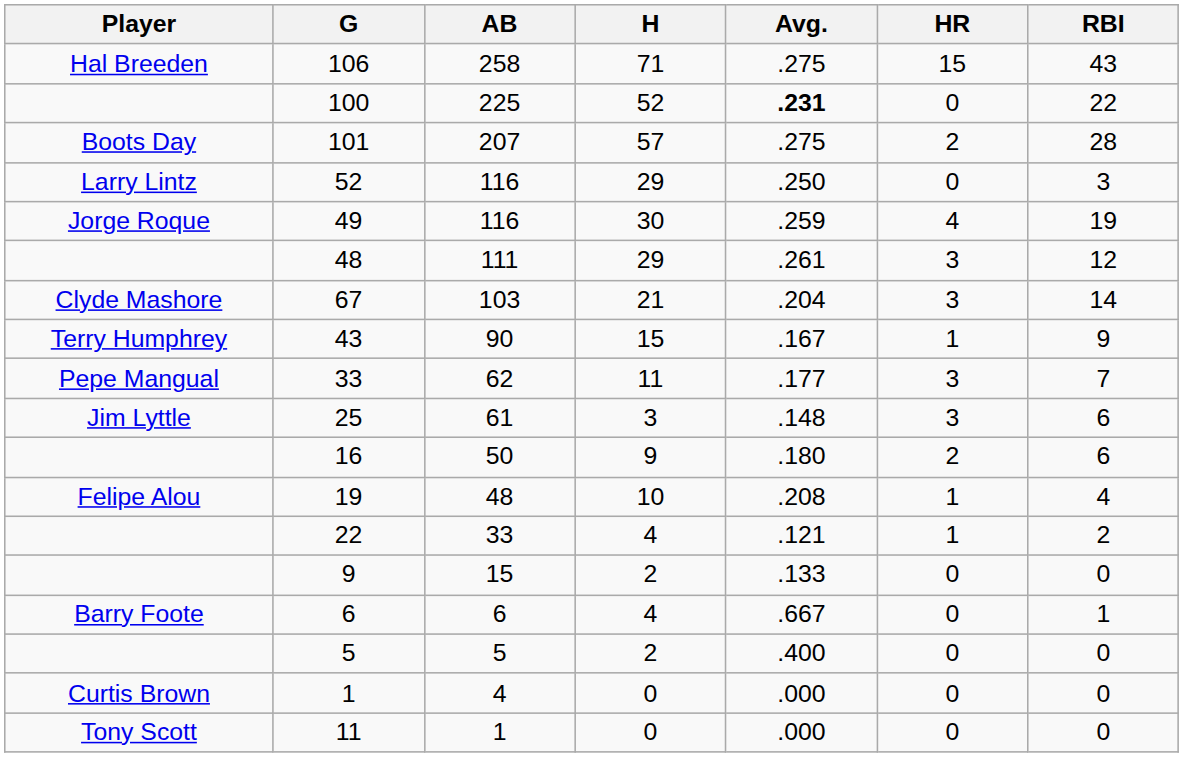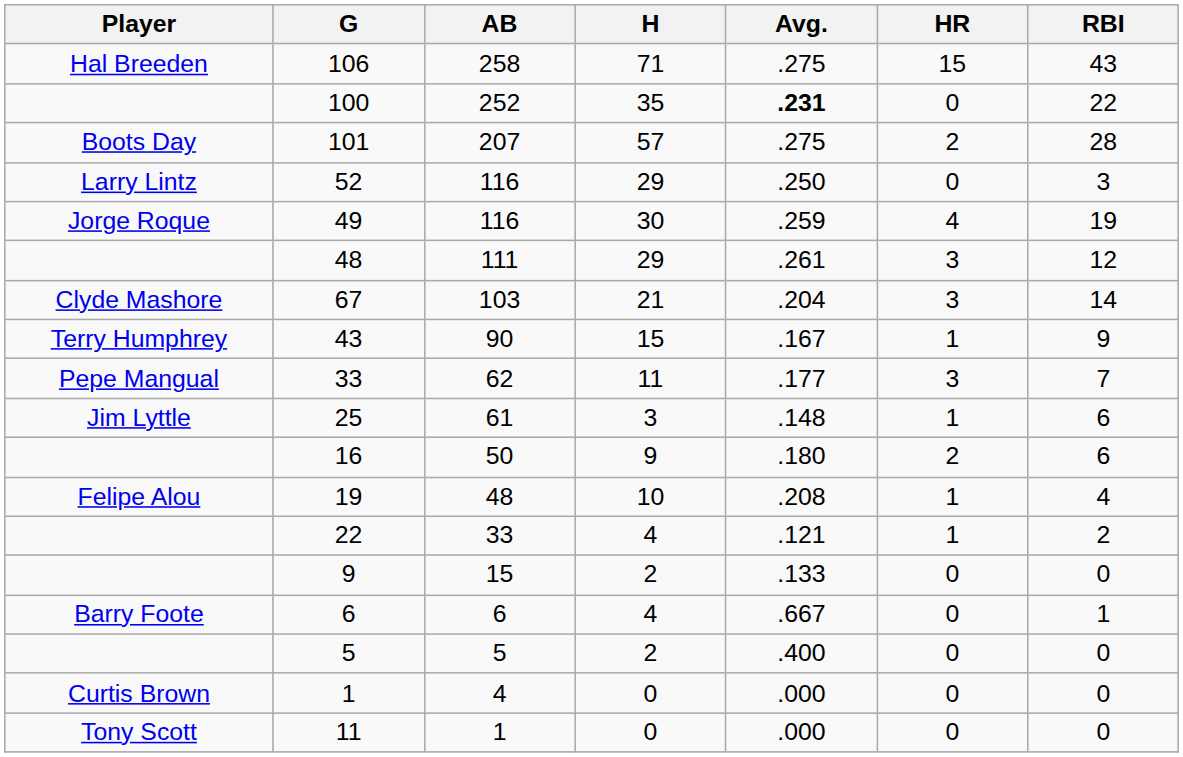(500, 102) 225 -> (500, 102) 252
(650, 102) 52 -> (650, 102) 35
(952, 417) 3 -> (952, 417) 1
